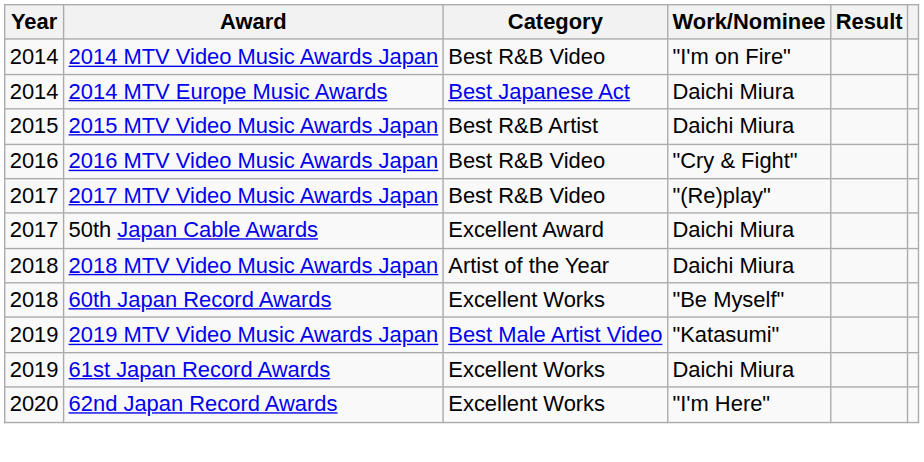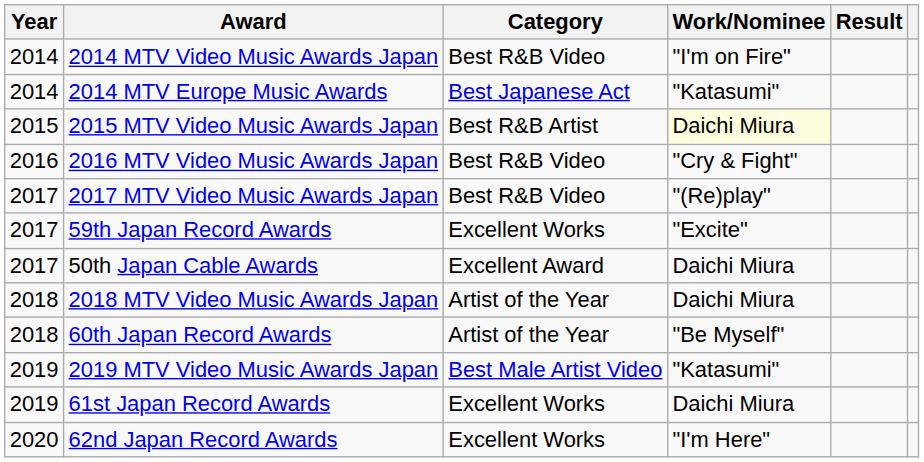(733, 91) Daichi Miura -> (726, 91) "Katasumi"
(733, 126) no background -> (733, 126) lightyellow background
+ row: (200, 230)
(527, 299) Excellent Works -> (529, 334) Artist of the Year
